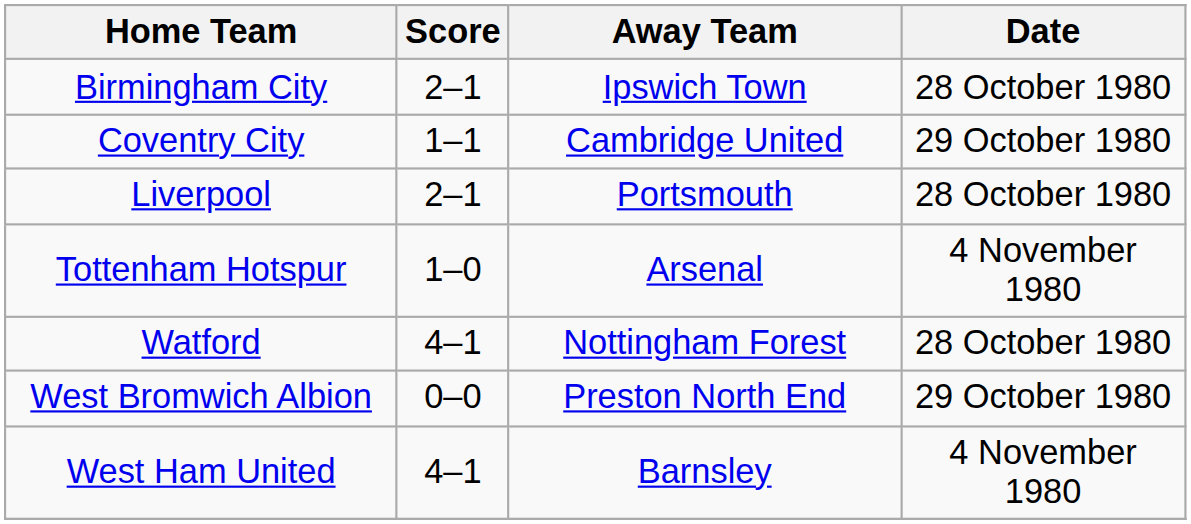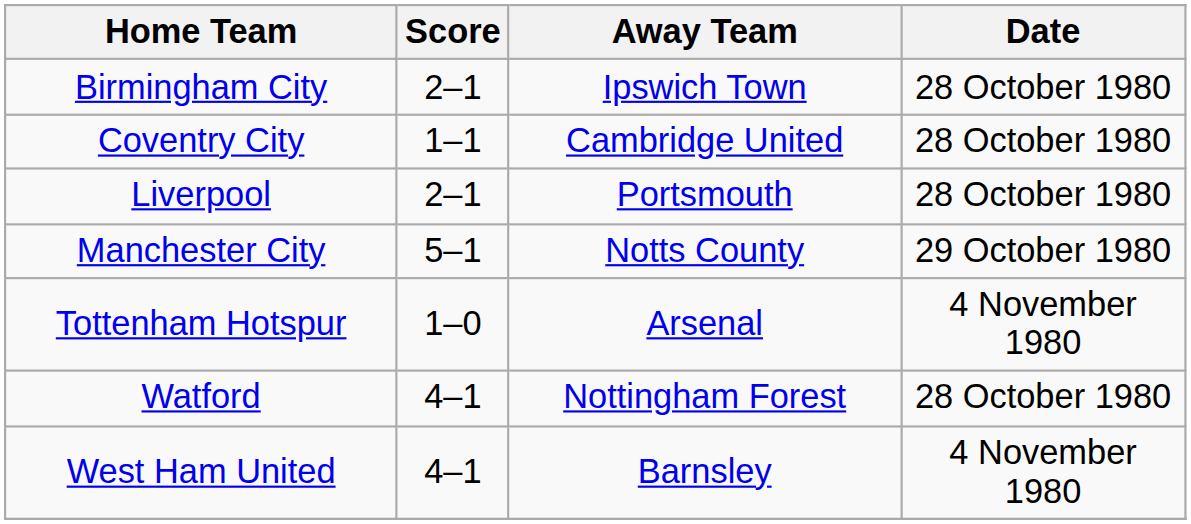(1043, 140) 29 October 1980 -> (1043, 140) 28 October 1980
+ row: (201, 250)
- row: (201, 397)
